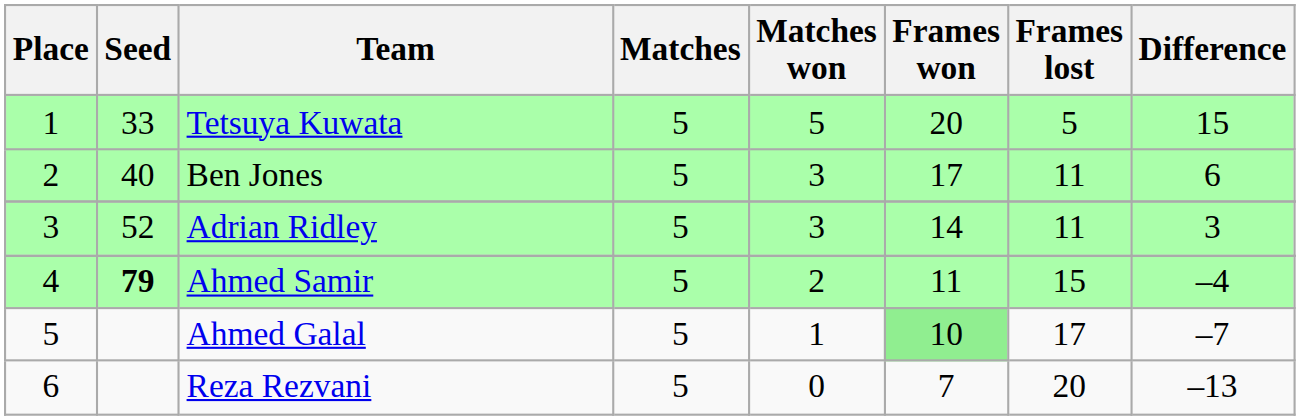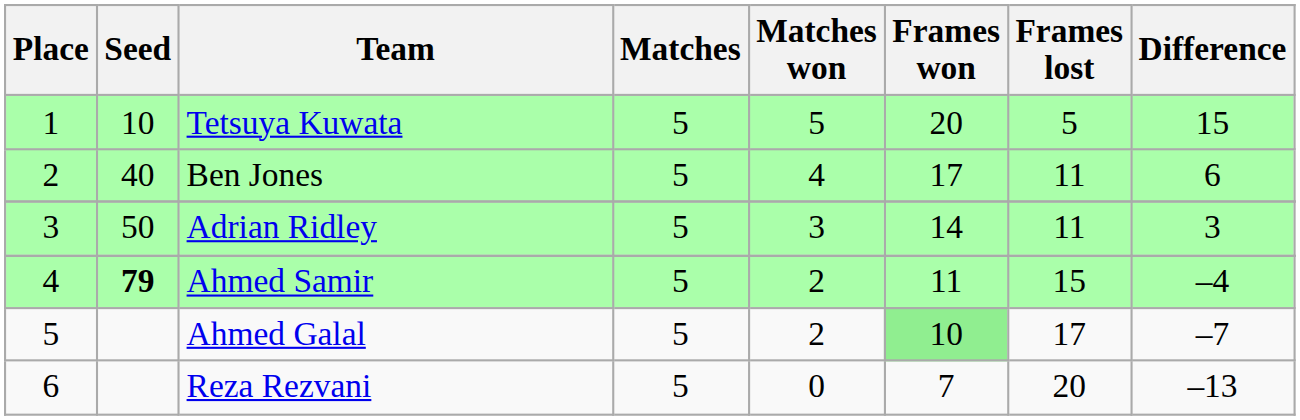(138, 121) 33 -> (138, 121) 10
(816, 174) 3 -> (816, 174) 4
(138, 227) 52 -> (138, 227) 50
(816, 333) 1 -> (816, 333) 2
